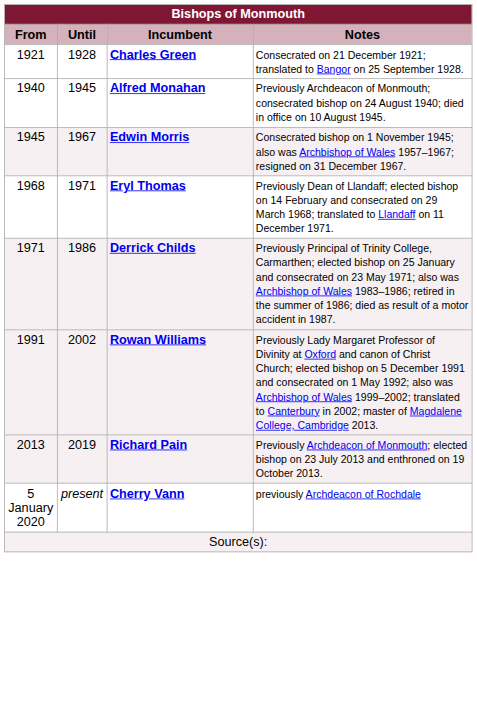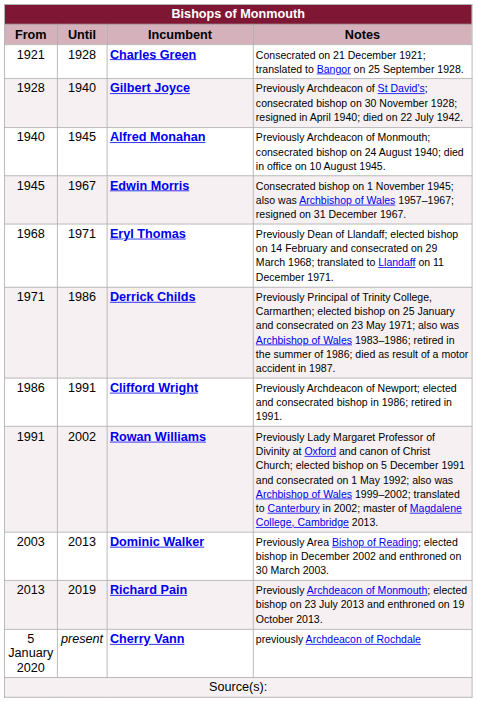+ row: (150, 88)
+ row: (154, 388)
+ row: (157, 542)
